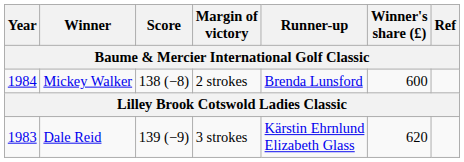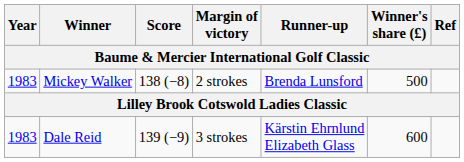(22, 81) 1984 -> (22, 81) 1983
(417, 81) 600 -> (417, 81) 500
(417, 137) 620 -> (417, 137) 600
